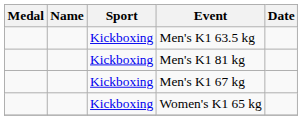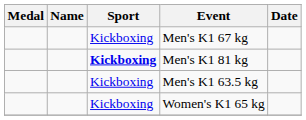rows swapped: (202, 82) <-> (207, 38)
(122, 60) normal -> (123, 60) bold
